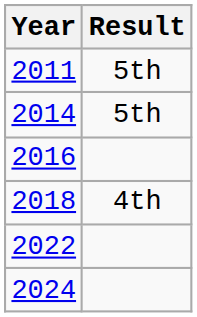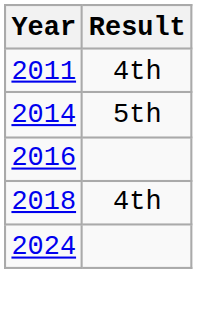(137, 71) 5th -> (137, 71) 4th
- row: (44, 246)
